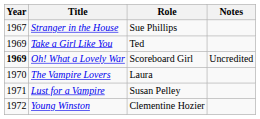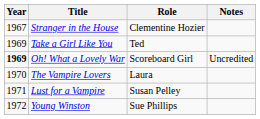(153, 28) Sue Phillips -> (167, 28) Clementine Hozier
(167, 106) Clementine Hozier -> (153, 106) Sue Phillips
